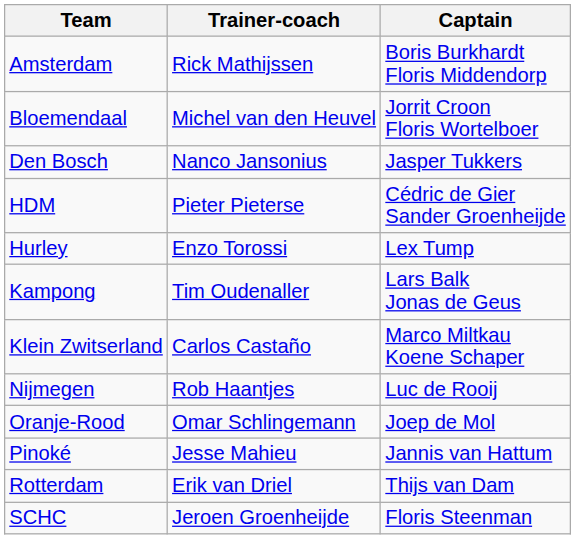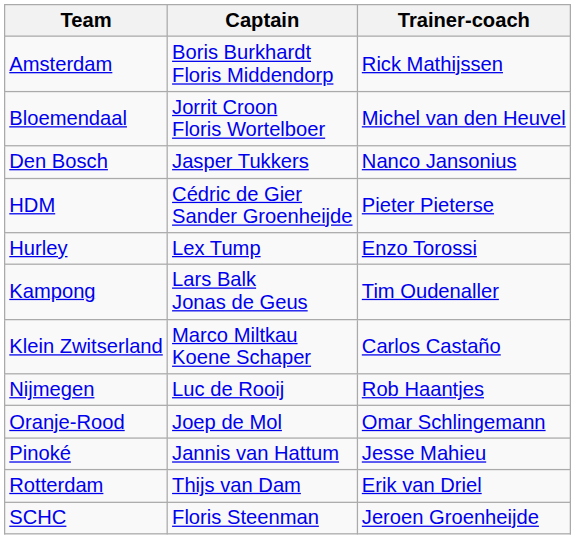columns swapped: (274, 20) <-> (476, 20)
